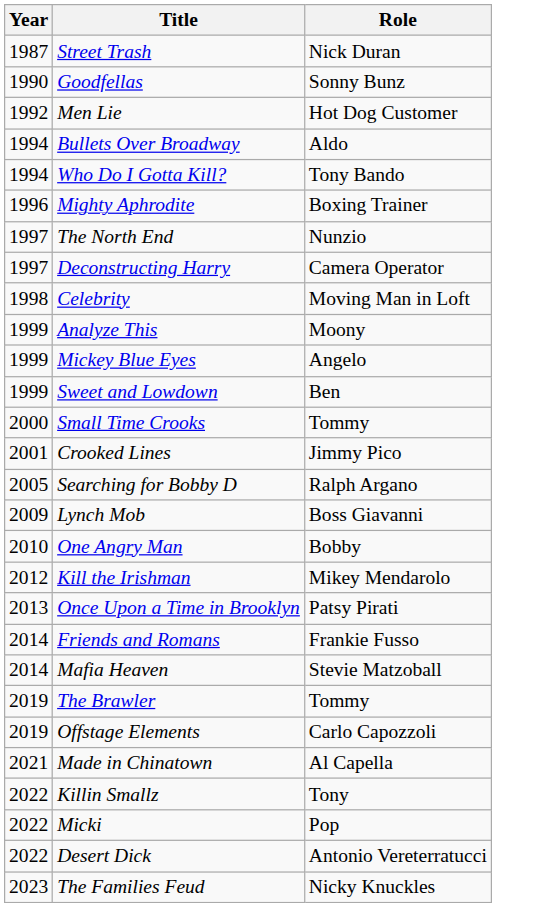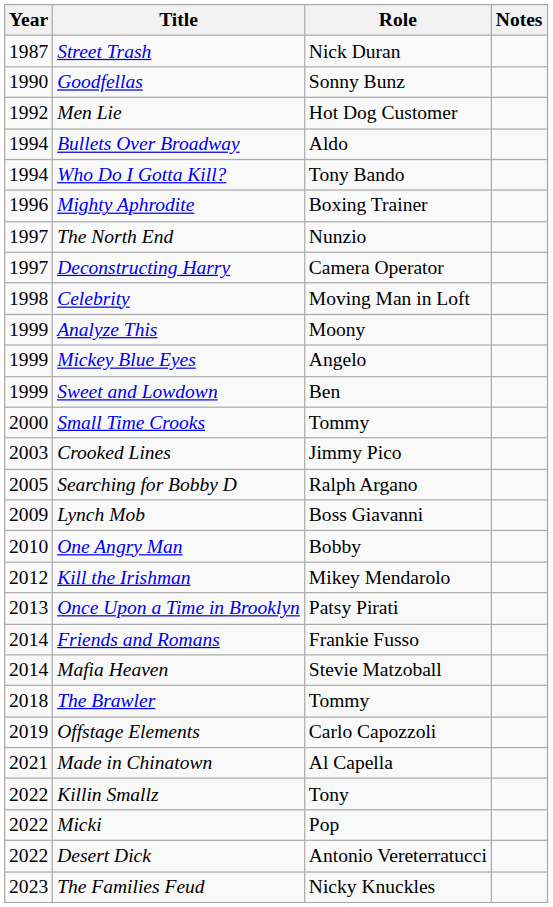+ column: (519, 19)
(29, 453) 2001 -> (29, 453) 2003
(29, 701) 2019 -> (29, 701) 2018
